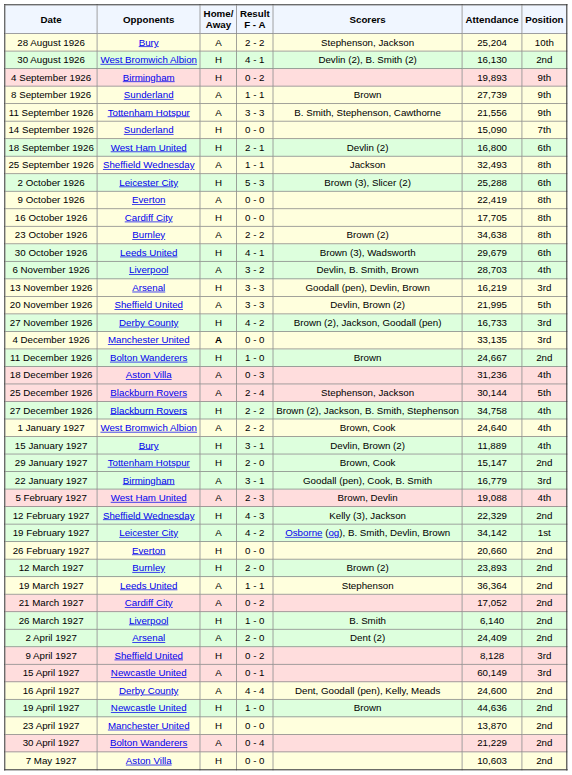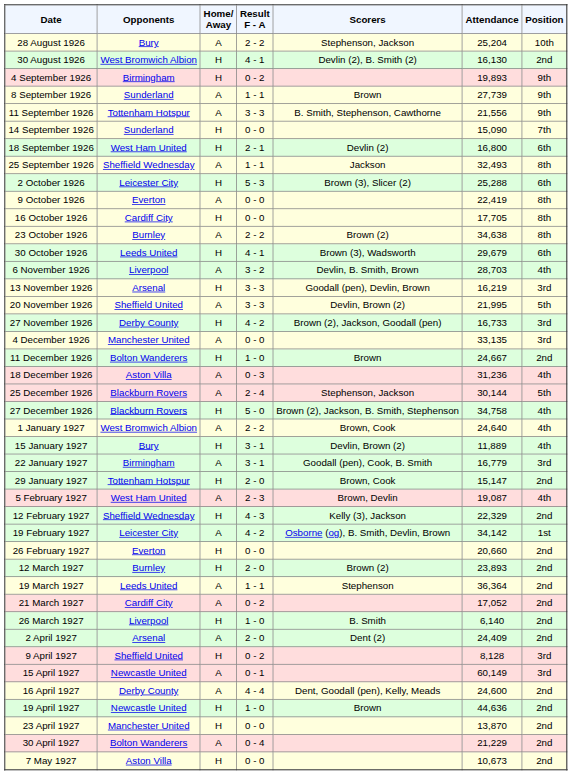(218, 340) bold -> (218, 340) normal
(255, 410) 2 - 2 -> (255, 410) 5 - 0
rows swapped: (51, 480) <-> (51, 463)
(492, 498) 19,088 -> (492, 498) 19,087
(492, 761) 10,603 -> (492, 761) 10,673
